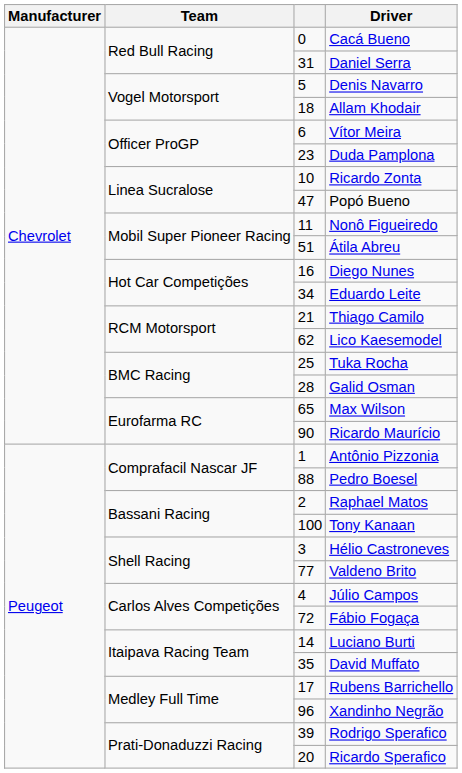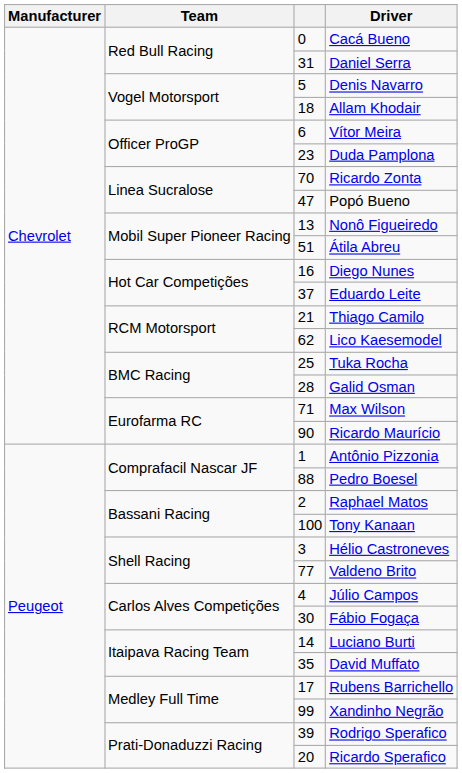(306, 178) 10 -> (306, 178) 70
(305, 224) 11 -> (306, 224) 13
(306, 294) 34 -> (306, 294) 37
(306, 409) 65 -> (306, 409) 71
(306, 618) 72 -> (306, 618) 30
(306, 710) 96 -> (306, 710) 99
